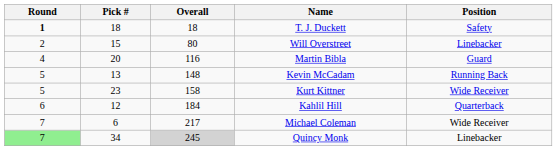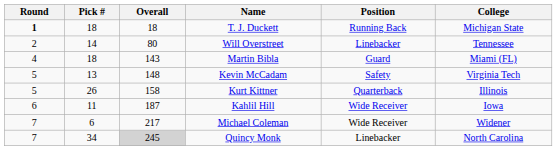+ column: (493, 12)
(479, 28) Safety -> (378, 28) Running Back
(116, 43) 15 -> (92, 43) 14
(116, 59) 20 -> (92, 59) 18
(192, 59) 116 -> (152, 59) 143
(479, 75) Running Back -> (378, 75) Safety
(116, 91) 23 -> (92, 91) 26
(479, 91) Wide Receiver -> (378, 91) Quarterback
(116, 106) 12 -> (92, 106) 11
(192, 106) 184 -> (152, 106) 187
(479, 106) Quarterback -> (378, 106) Wide Receiver
(42, 138) lightgreen background -> (34, 138) no background
